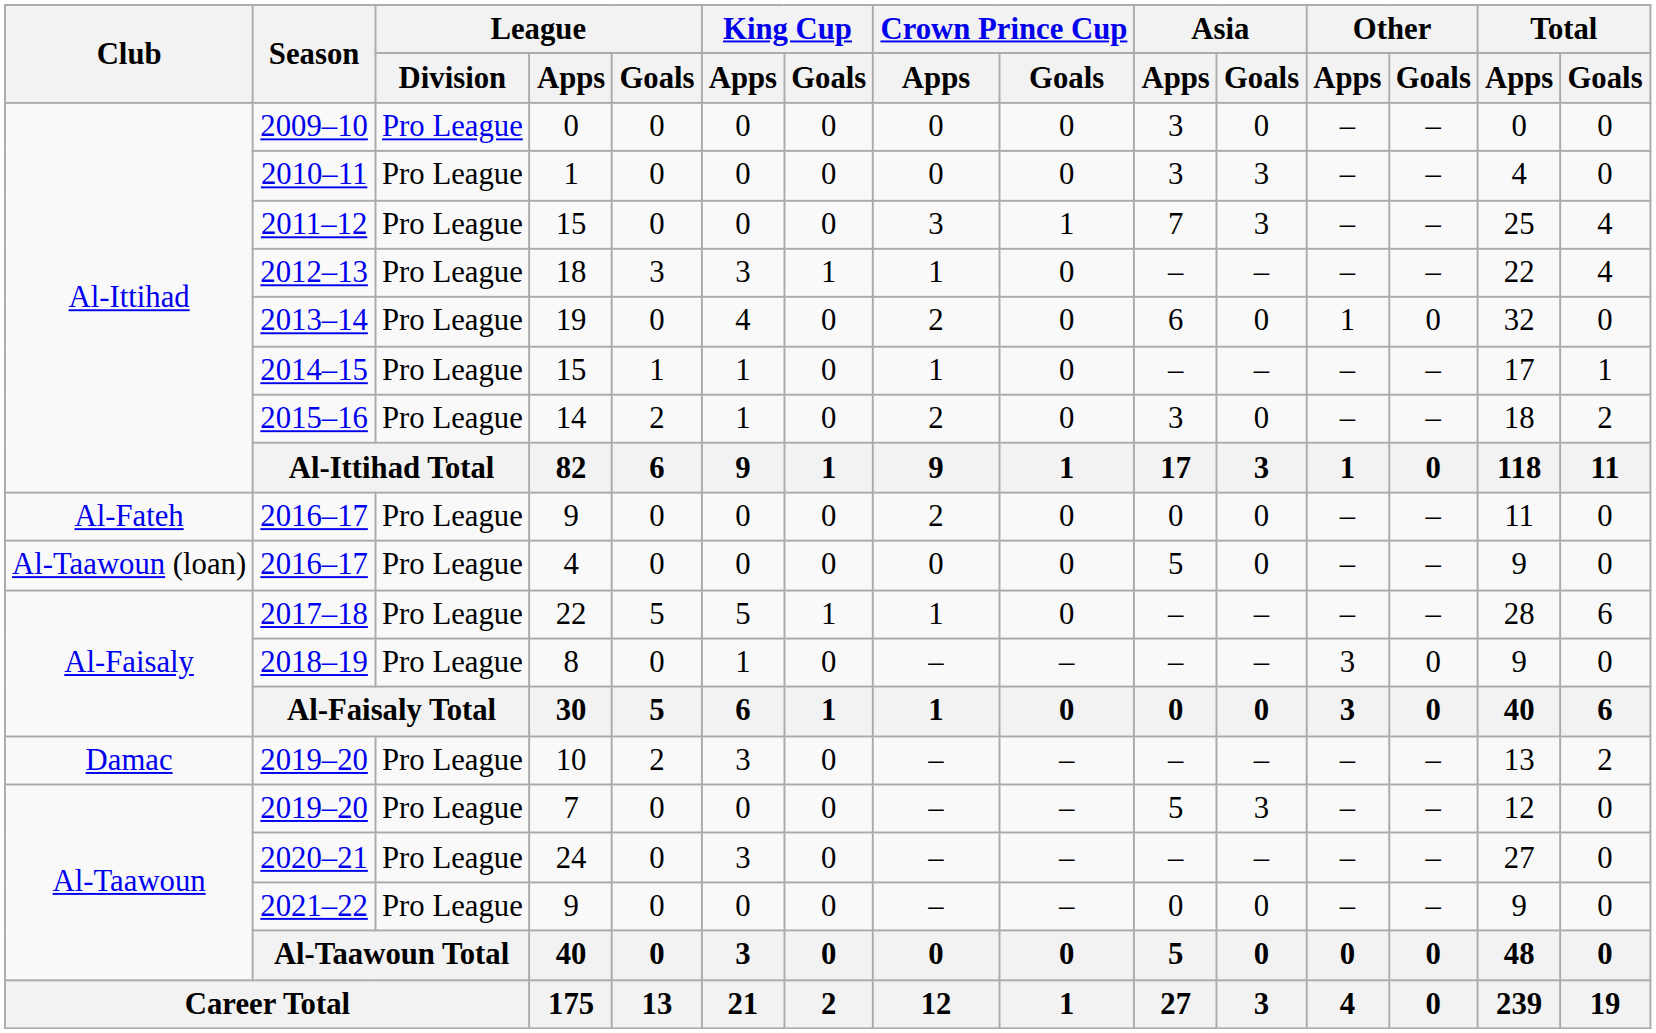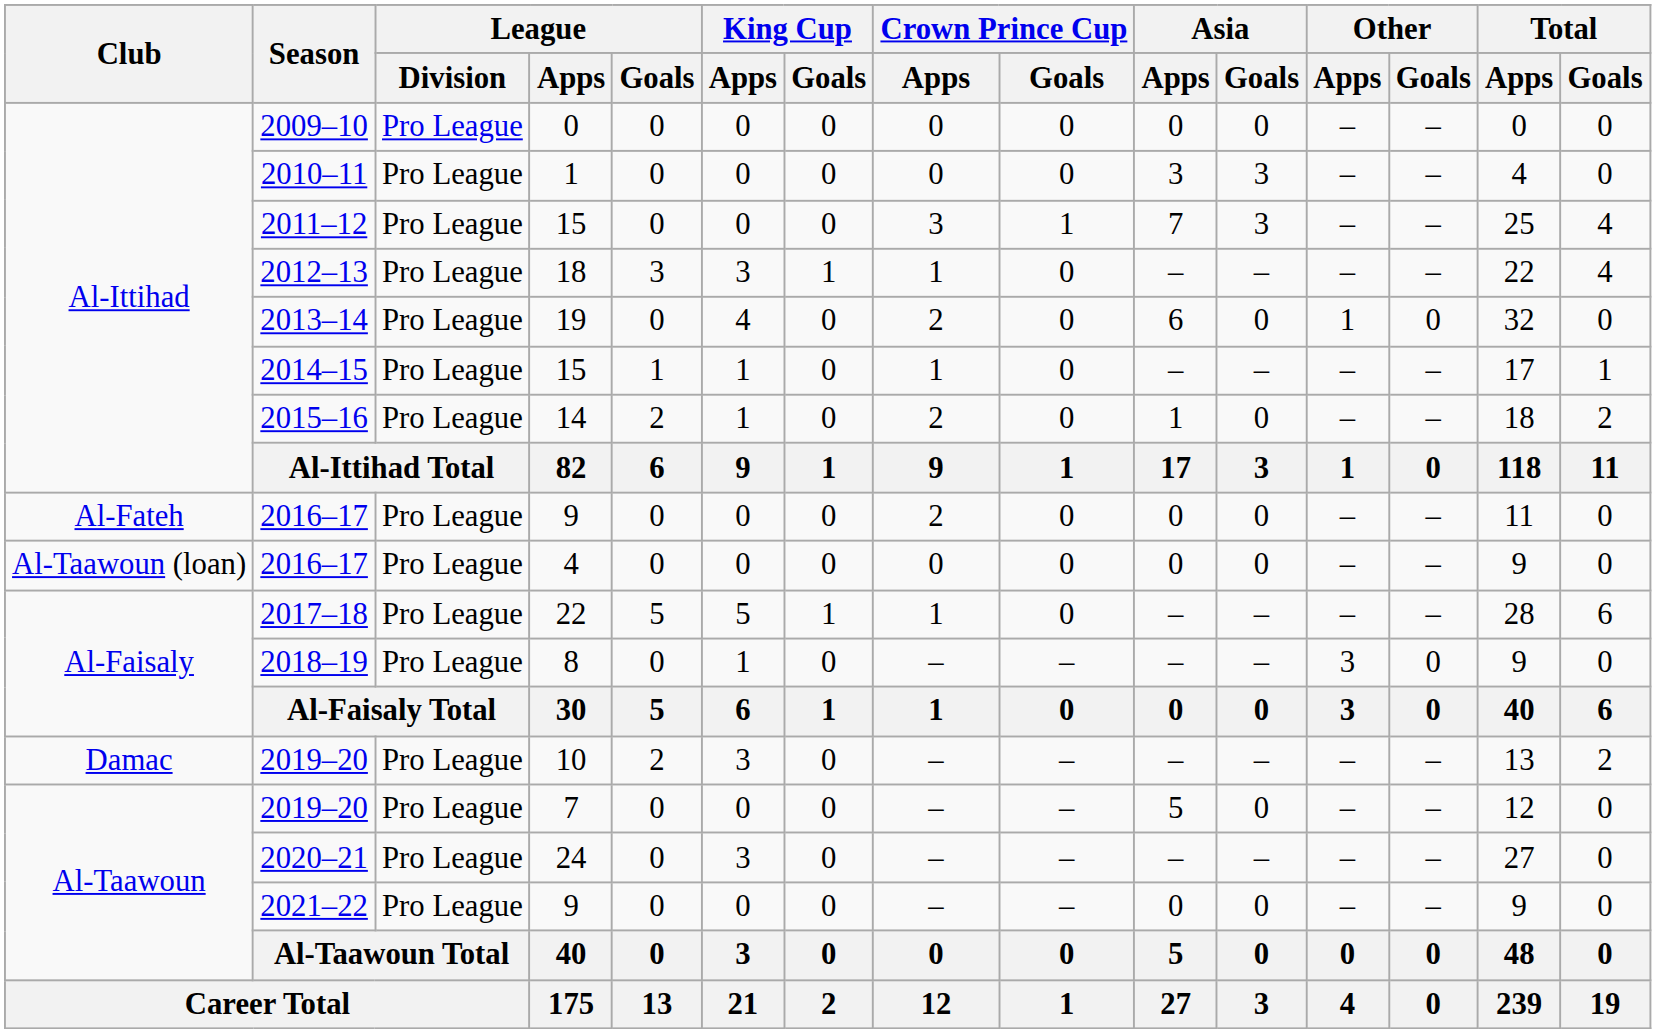(1176, 126) 3 -> (1176, 126) 0
(1176, 418) 3 -> (1176, 418) 1
(1176, 564) 5 -> (1176, 564) 0
(1262, 808) 3 -> (1262, 808) 0
